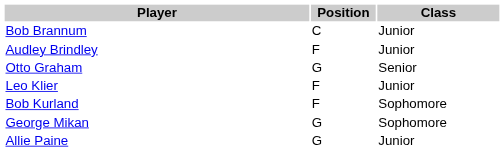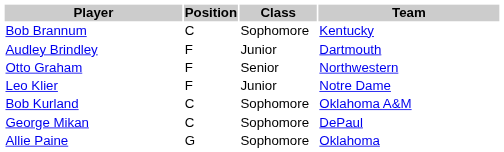+ column: (409, 13)
(396, 31) Junior -> (275, 31) Sophomore
(317, 67) G -> (189, 67) F
(316, 104) F -> (189, 104) C
(317, 122) G -> (189, 122) C
(396, 140) Junior -> (275, 140) Sophomore
